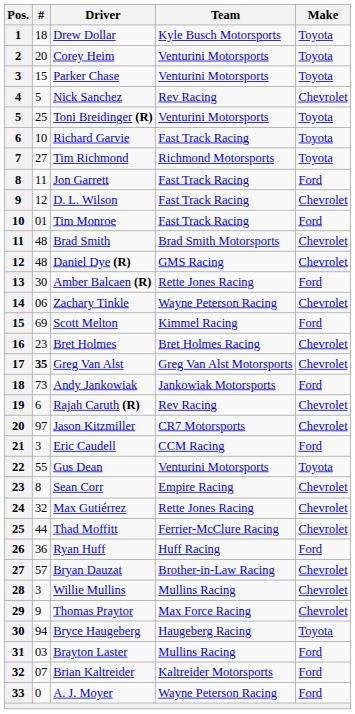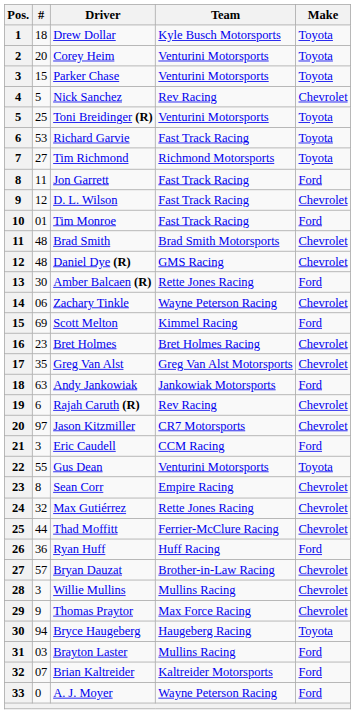(41, 138) 10 -> (41, 138) 53
(41, 364) bold -> (41, 364) normal
(41, 384) 73 -> (41, 384) 63
